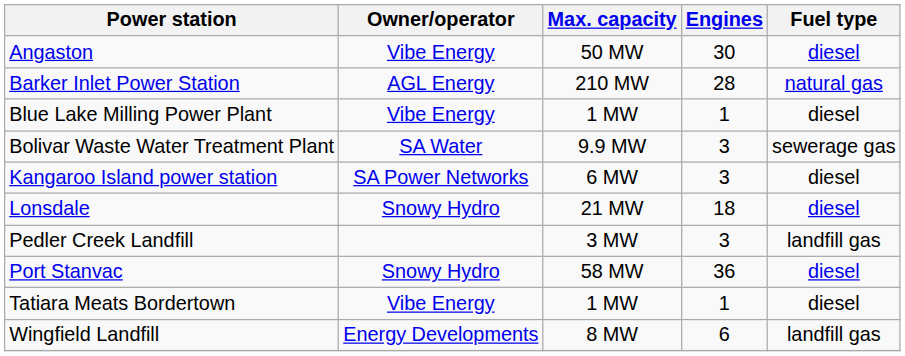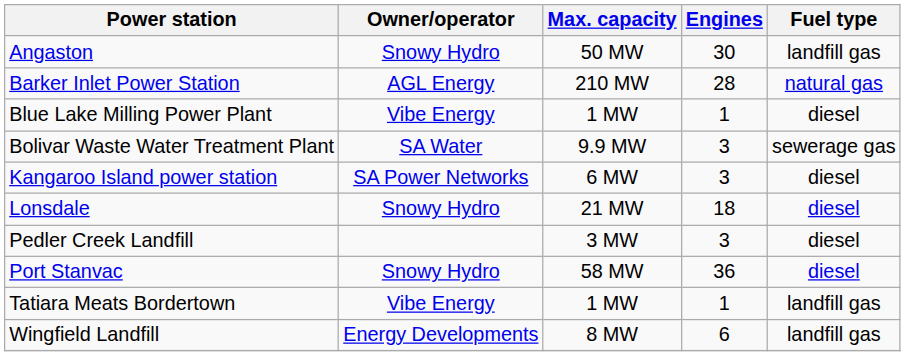(441, 51) Vibe Energy -> (441, 51) Snowy Hydro
(834, 51) diesel -> (834, 51) landfill gas
(834, 240) landfill gas -> (834, 240) diesel
(834, 303) diesel -> (834, 303) landfill gas
